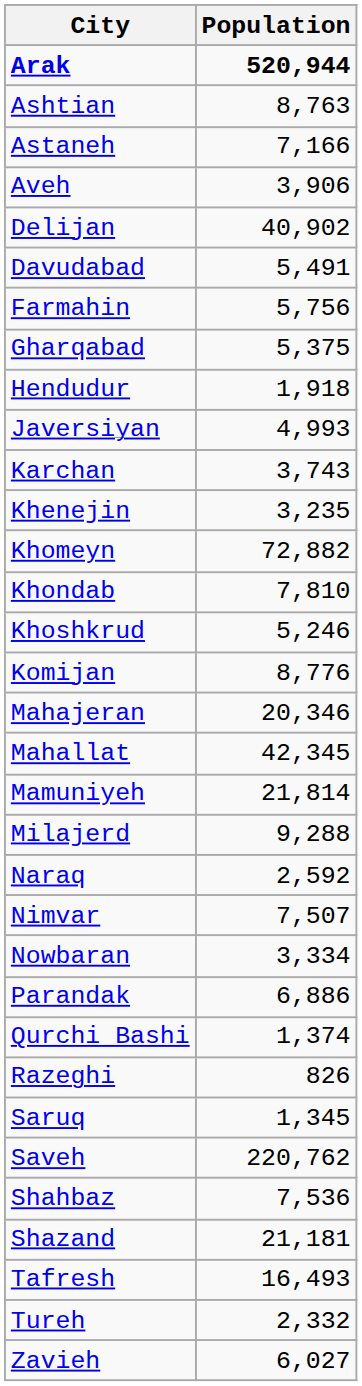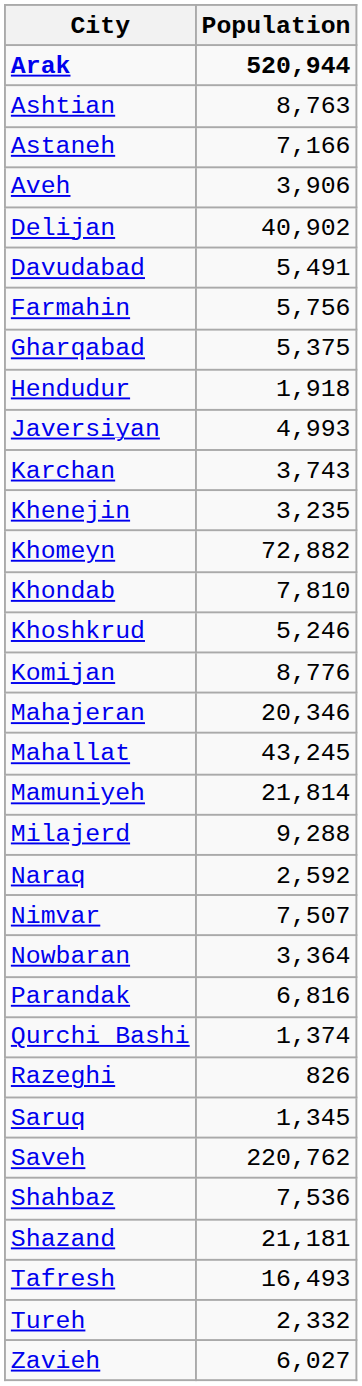(306, 754) 42,345 -> (306, 754) 43,245
(313, 956) 3,334 -> (313, 956) 3,364
(313, 996) 6,886 -> (313, 996) 6,816
